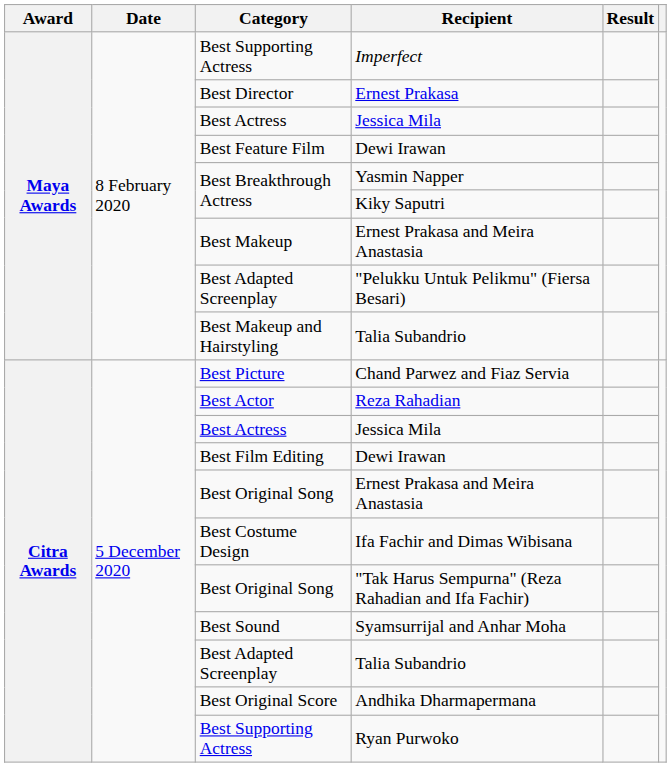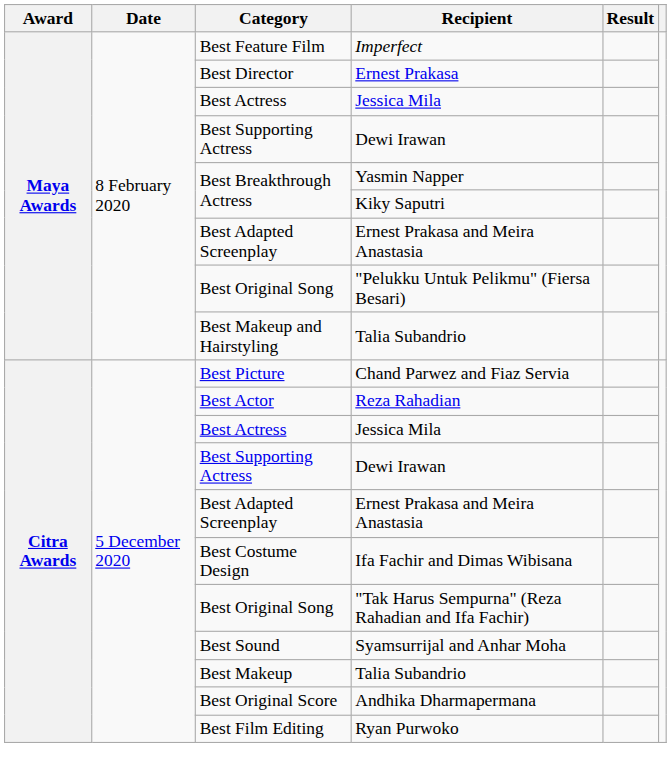(256, 55) Best Supporting Actress -> (262, 45) Best Feature Film
(262, 148) Best Feature Film -> (256, 138) Best Supporting Actress
(246, 241) Best Makeup -> (246, 241) Best Adapted Screenplay
(246, 288) Best Adapted Screenplay -> (267, 288) Best Original Song
(262, 456) Best Film Editing -> (256, 466) Best Supporting Actress
(267, 493) Best Original Song -> (246, 513) Best Adapted Screenplay
(246, 663) Best Adapted Screenplay -> (246, 673) Best Makeup
(256, 738) Best Supporting Actress -> (262, 728) Best Film Editing
